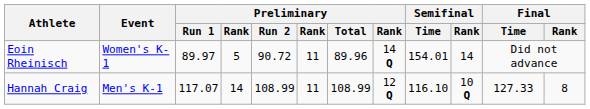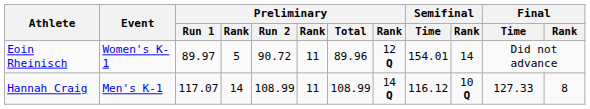(389, 56) 14 Q -> (389, 56) 12 Q
(389, 88) 12 Q -> (389, 88) 14 Q
(428, 88) 116.10 -> (428, 88) 116.12
